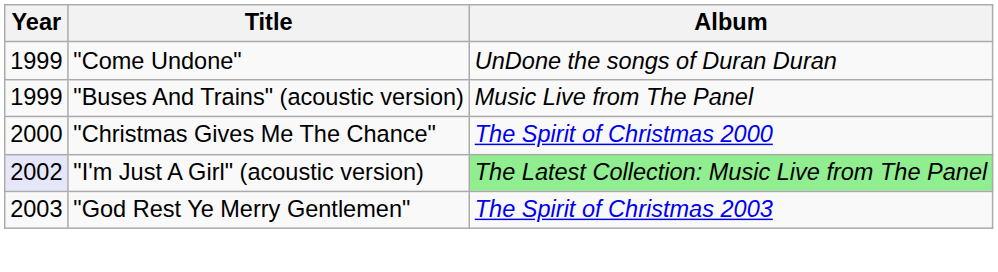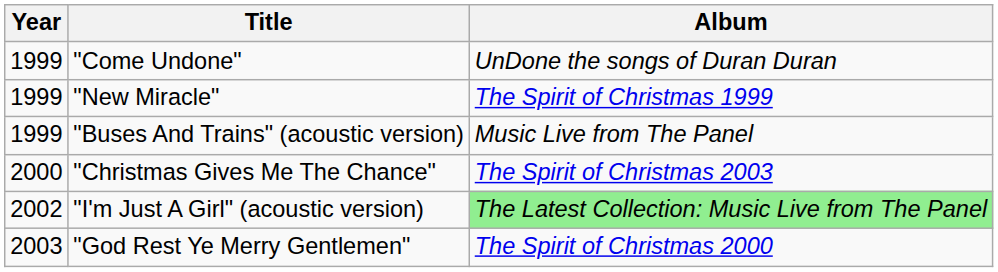+ row: (146, 97)
(624, 135) The Spirit of Christmas 2000 -> (624, 172) The Spirit of Christmas 2003
(36, 172) lavender background -> (36, 209) no background
(624, 209) The Spirit of Christmas 2003 -> (624, 246) The Spirit of Christmas 2000
